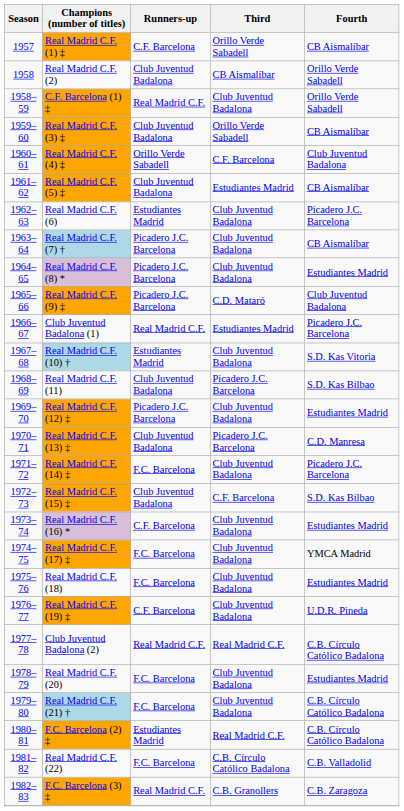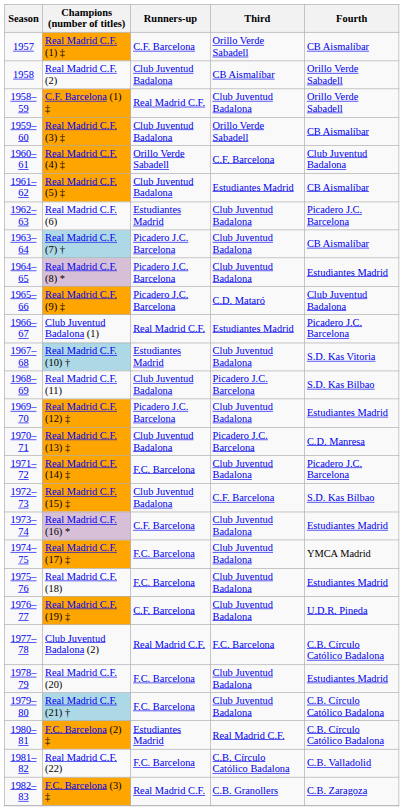(249, 644) Real Madrid C.F. -> (243, 644) F.C. Barcelona
